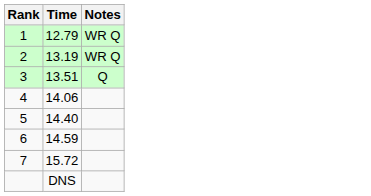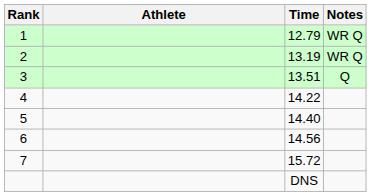+ column: (164, 14)
(62, 98) 14.06 -> (304, 98) 14.22
(62, 139) 14.59 -> (304, 139) 14.56
